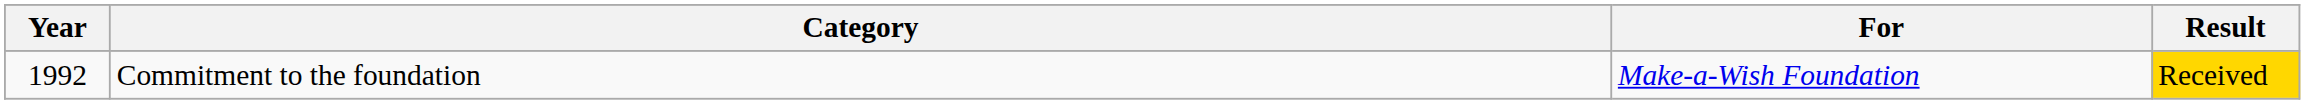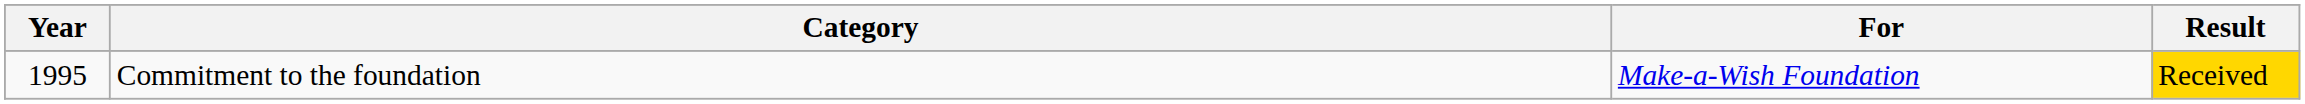(57, 74) 1992 -> (57, 74) 1995
